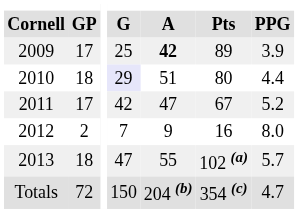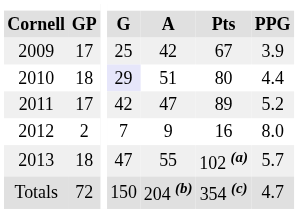(168, 50) bold -> (168, 50) normal
(224, 50) 89 -> (224, 50) 67
(224, 104) 67 -> (224, 104) 89
